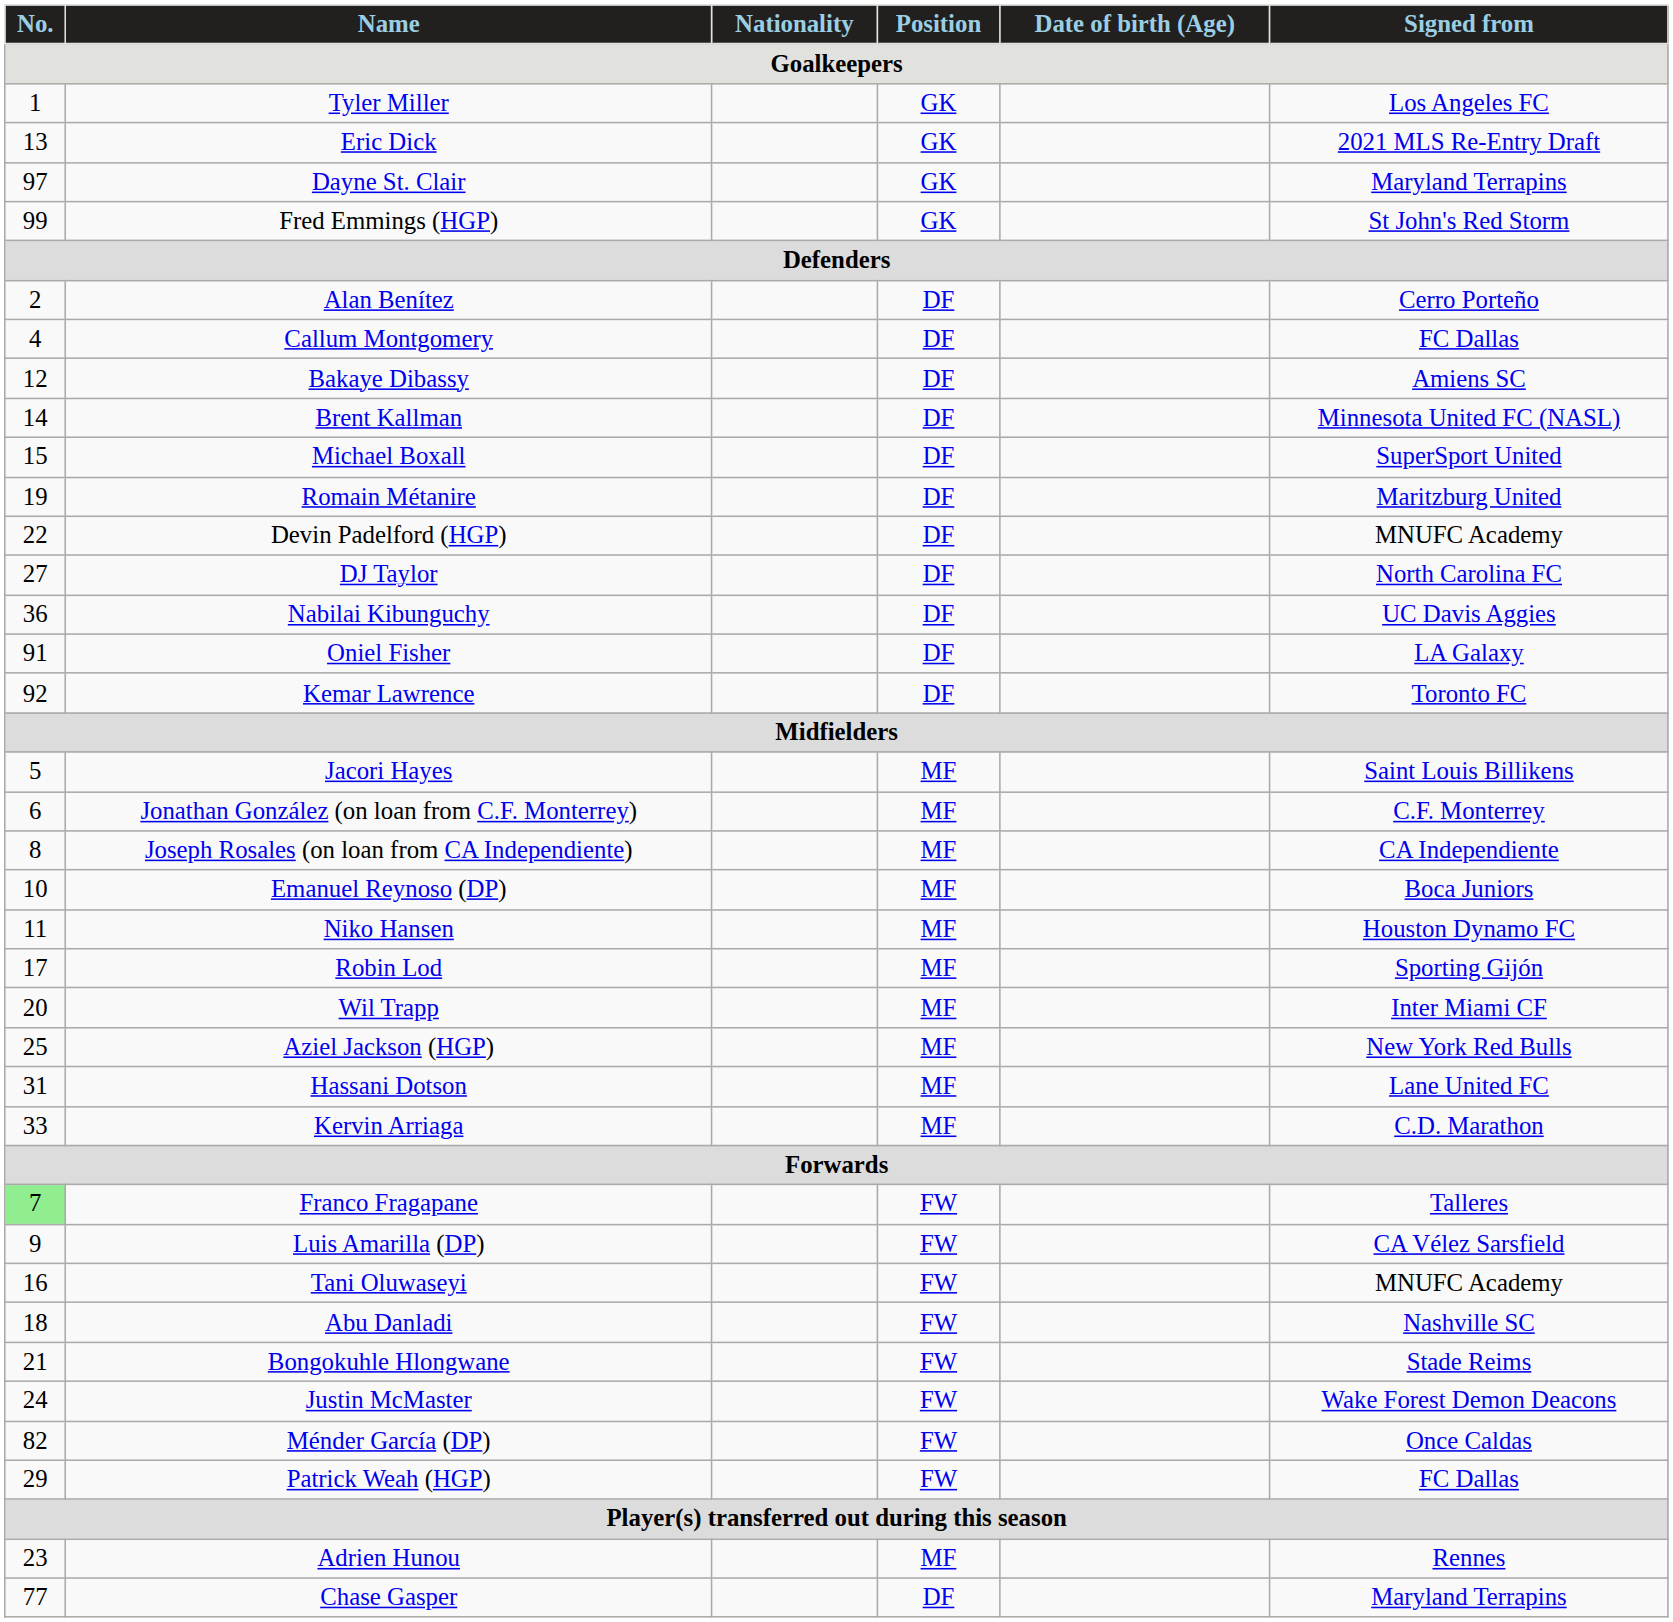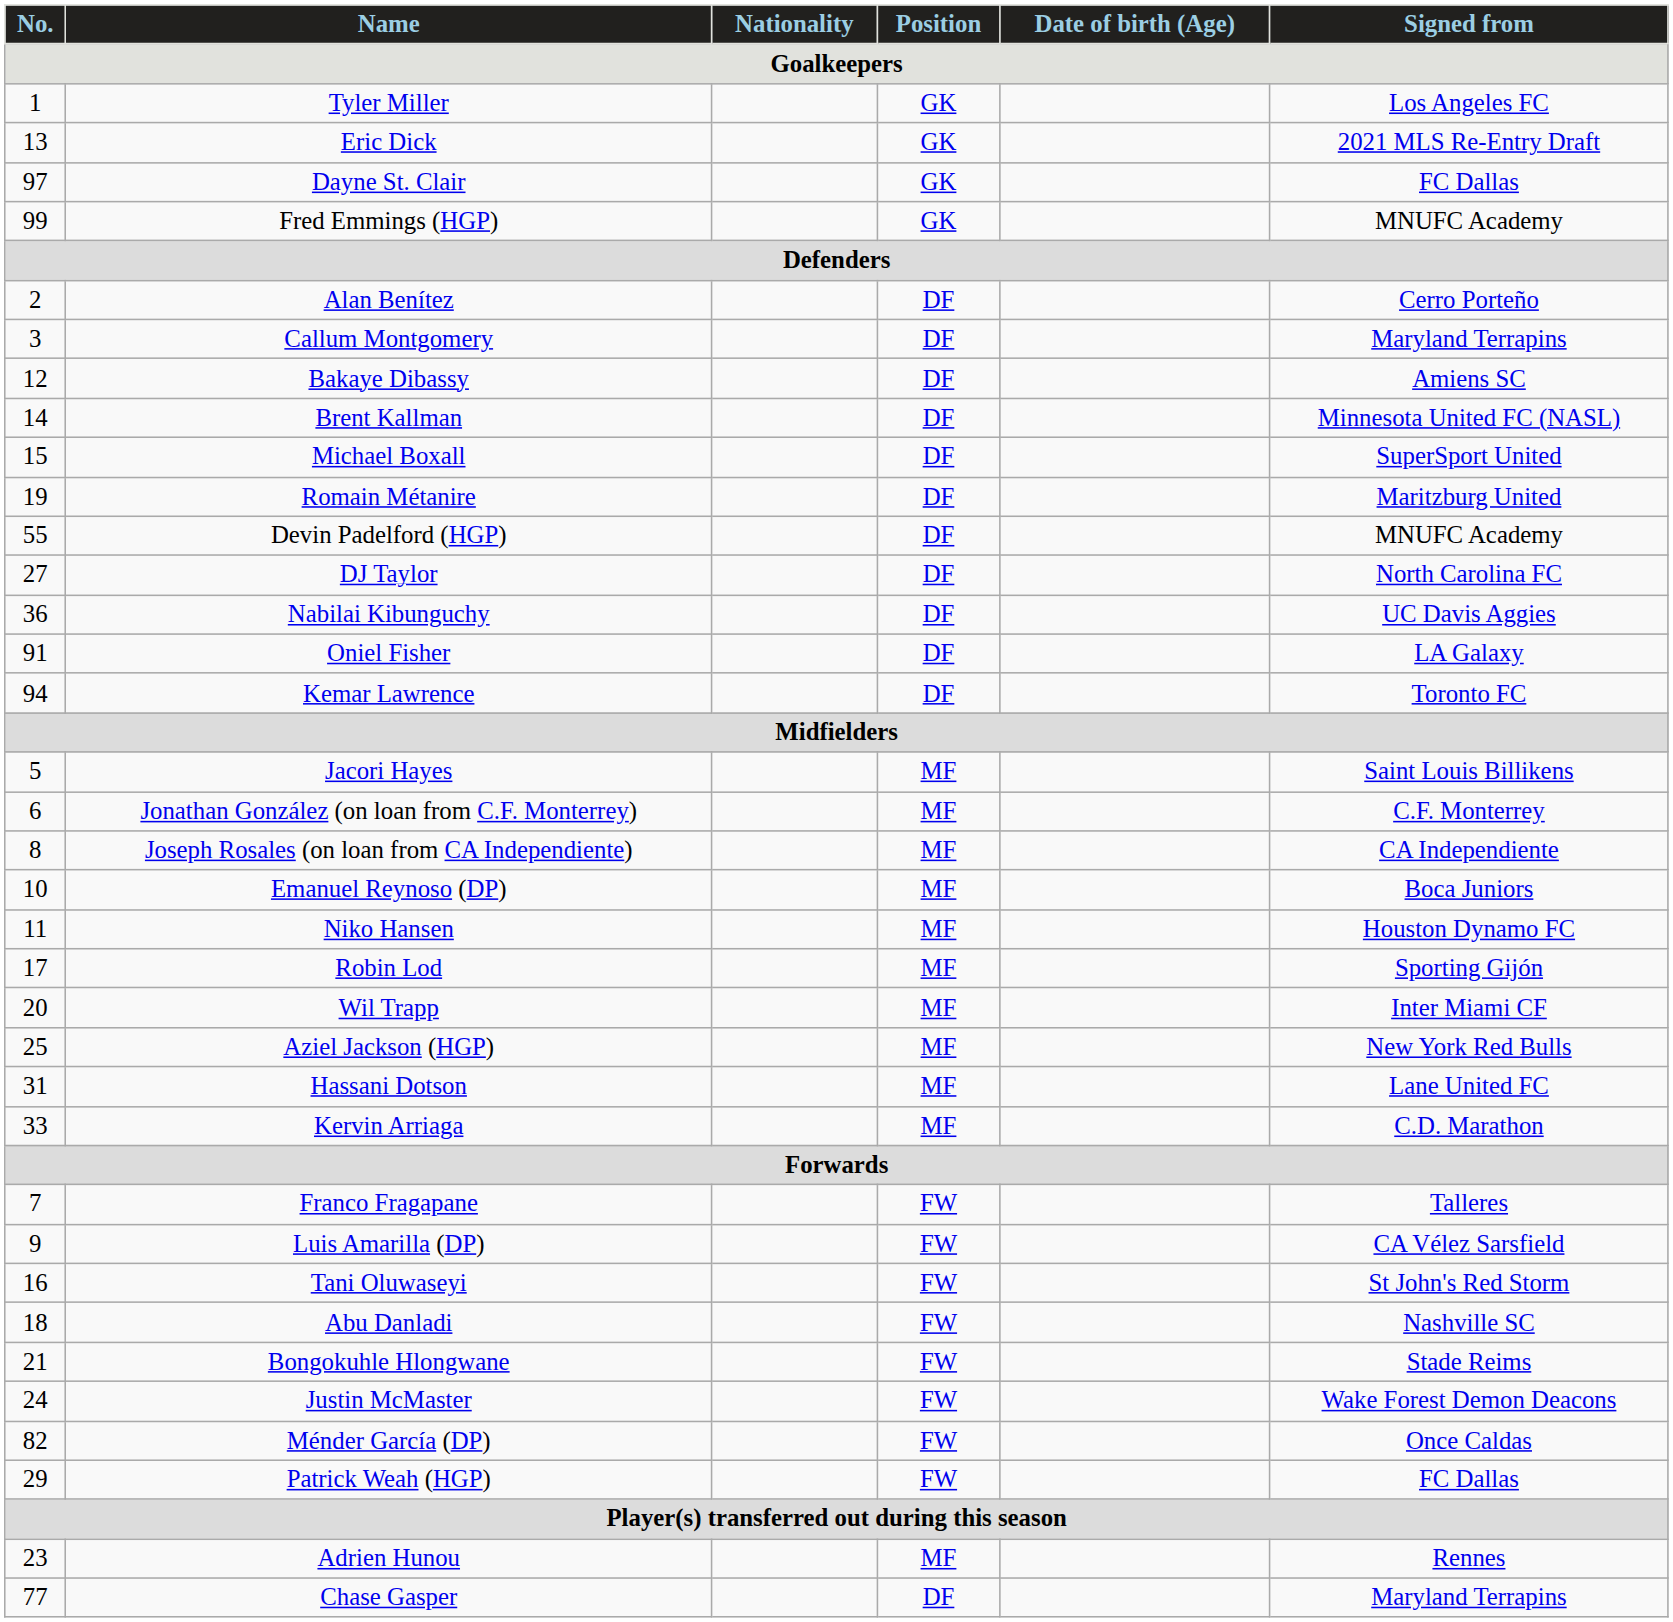(1469, 181) Maryland Terrapins -> (1469, 181) FC Dallas
(1469, 220) St John's Red Storm -> (1469, 220) MNUFC Academy
(35, 338) 4 -> (35, 338) 3
(1469, 338) FC Dallas -> (1469, 338) Maryland Terrapins
(35, 535) 22 -> (35, 535) 55
(35, 692) 92 -> (35, 692) 94
(35, 1204) lightgreen background -> (35, 1204) no background
(1469, 1282) MNUFC Academy -> (1469, 1282) St John's Red Storm
